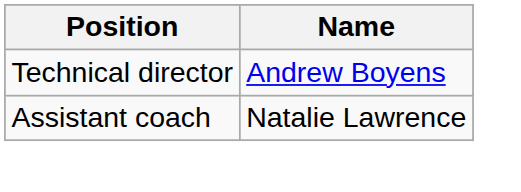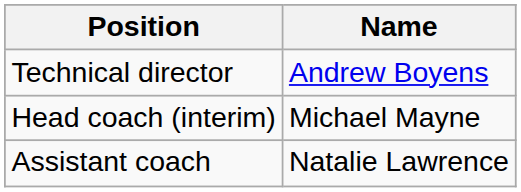+ row: (144, 117)
